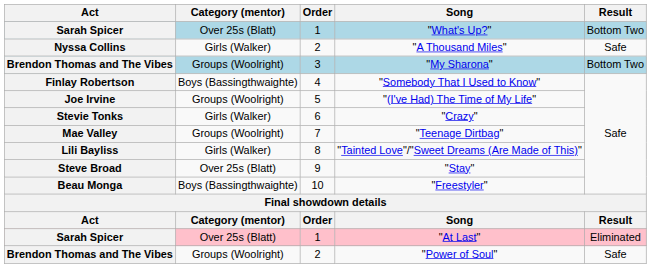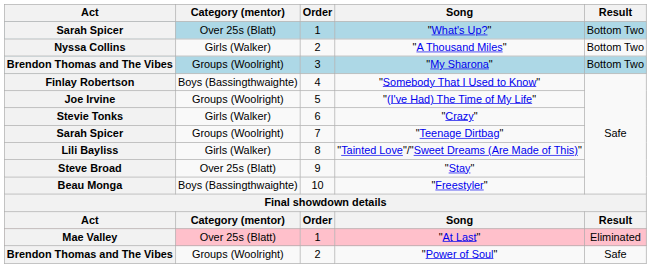(615, 47) Safe -> (615, 47) Bottom Two
(90, 133) Mae Valley -> (90, 133) Sarah Spicer
(90, 237) Sarah Spicer -> (90, 237) Mae Valley
